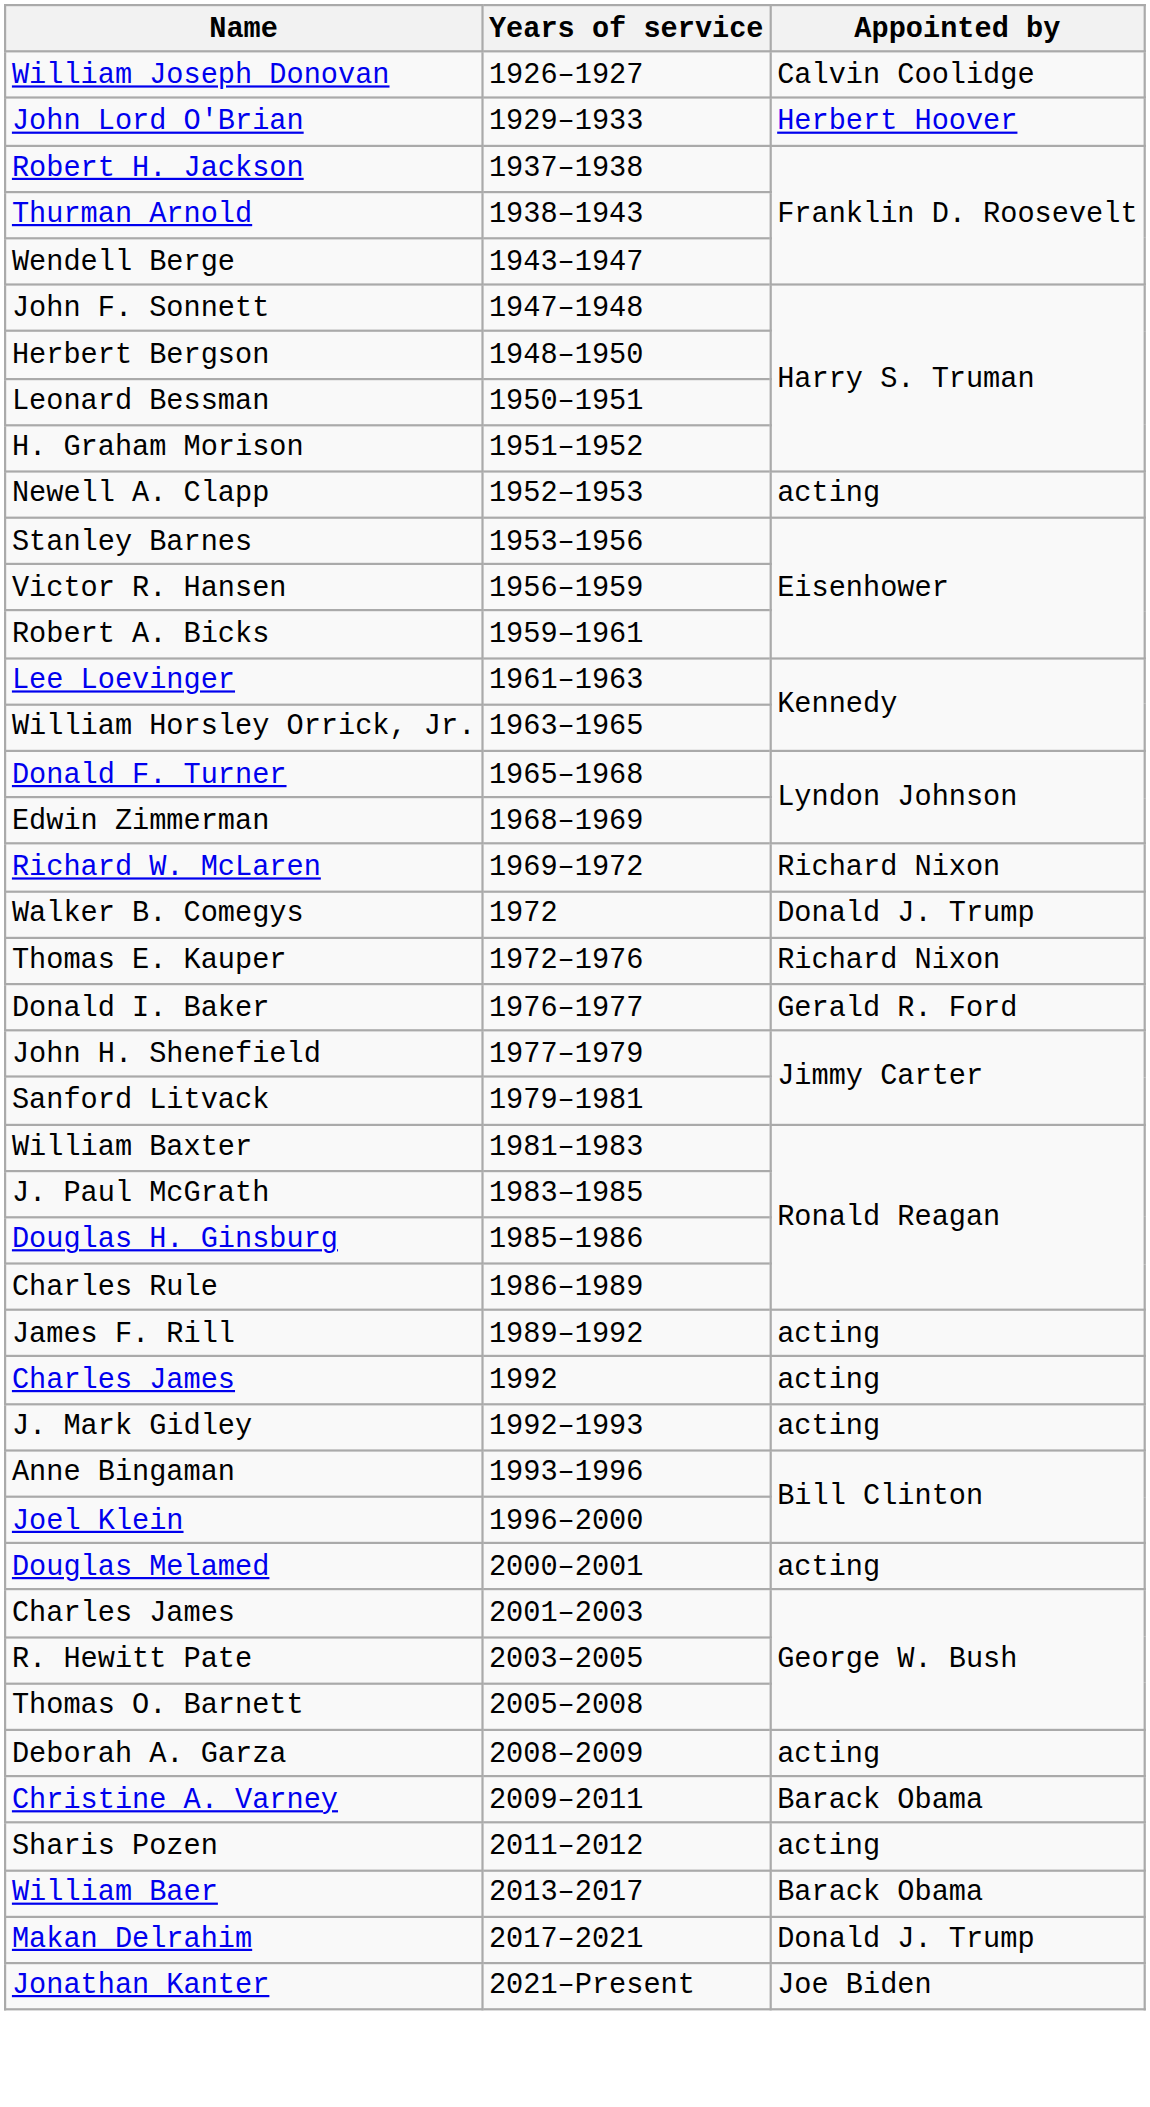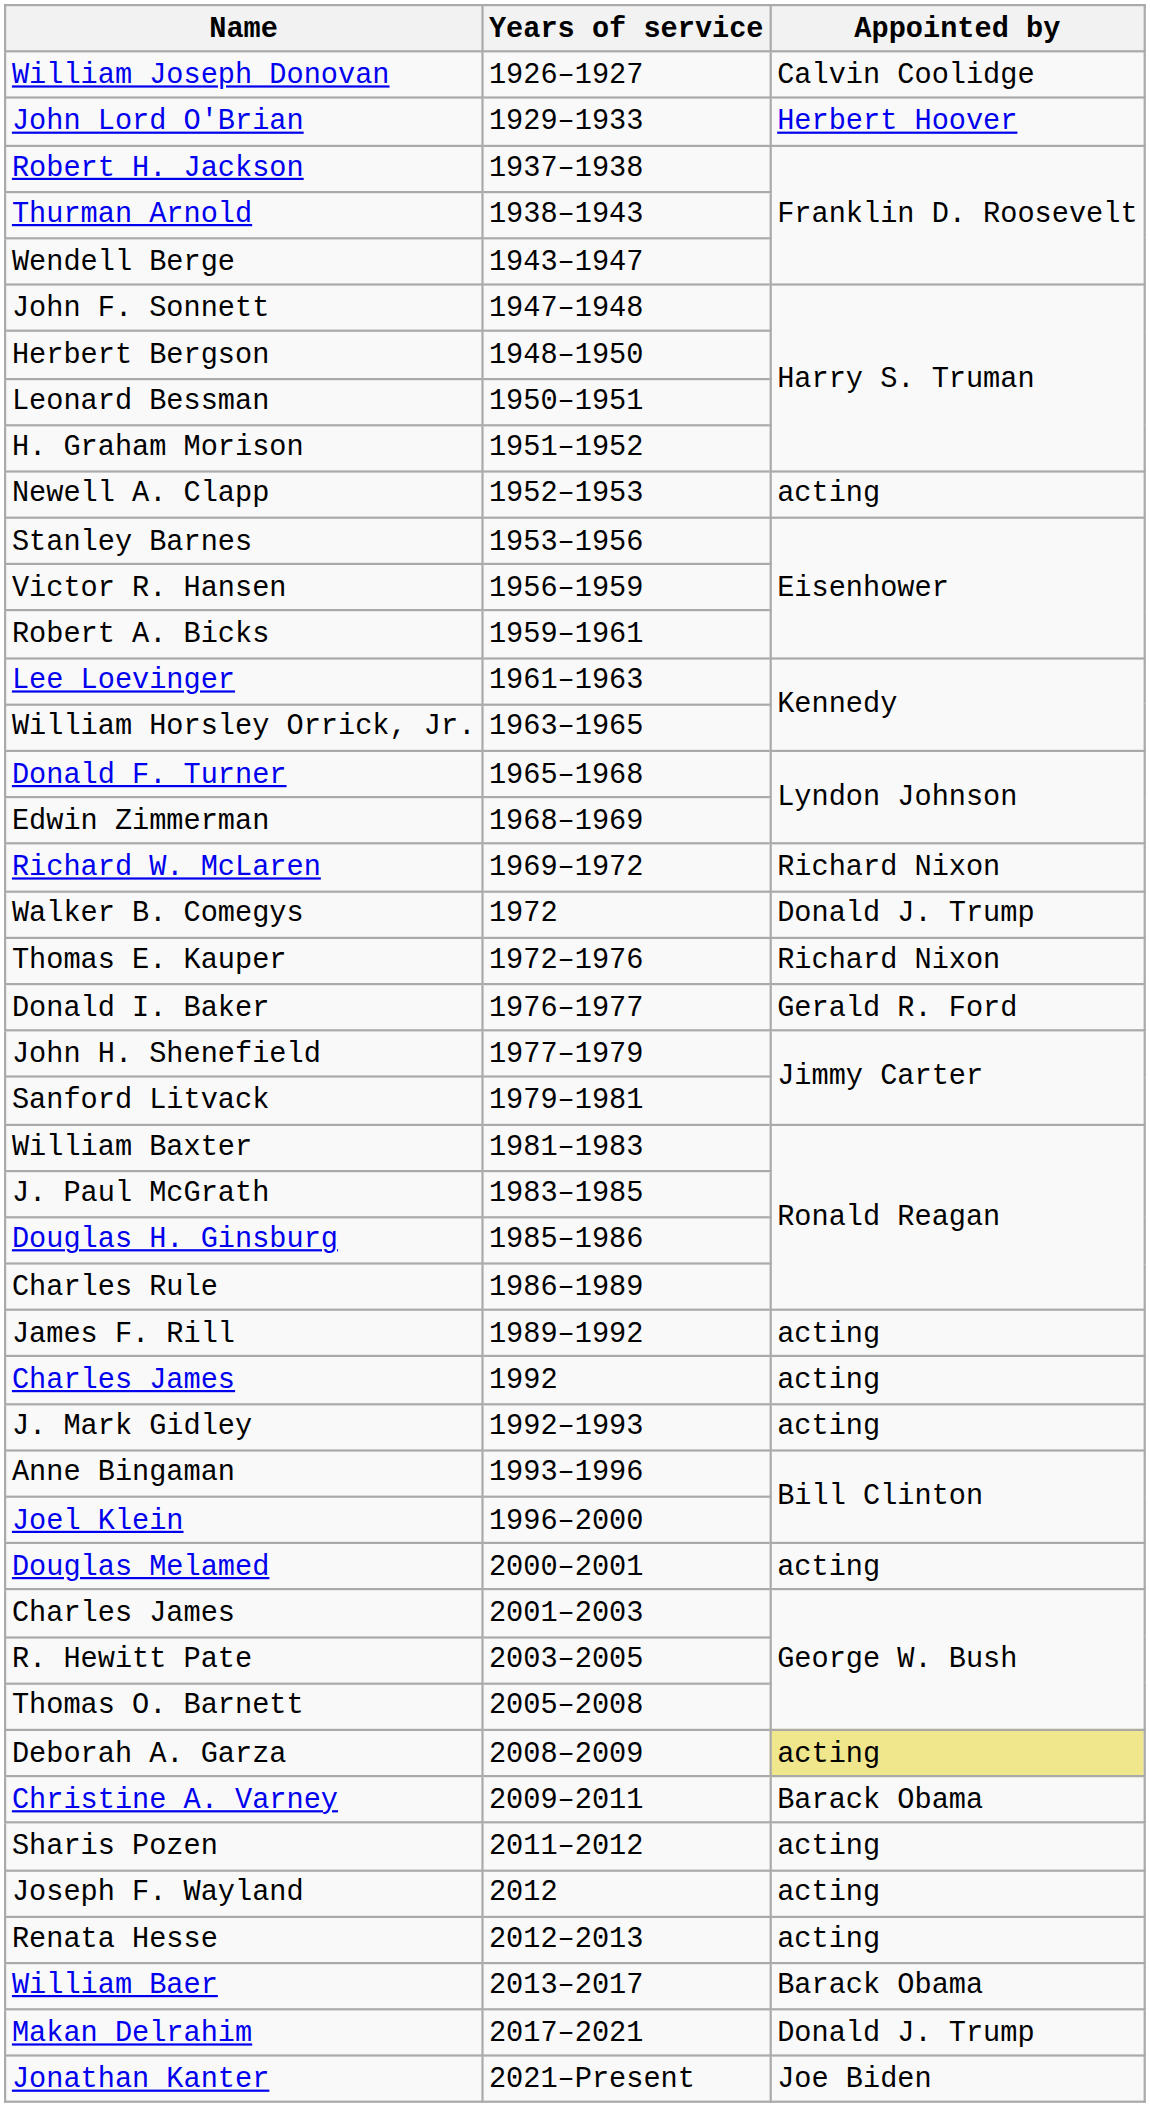(829, 1753) no background -> (829, 1753) khaki background
+ row: (158, 1893)
+ row: (115, 1940)
